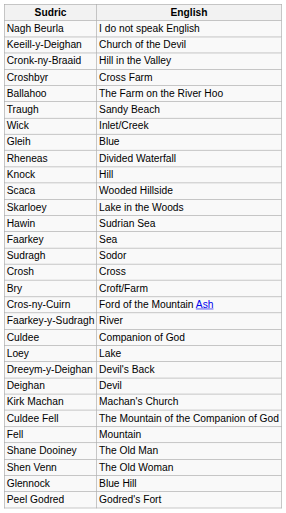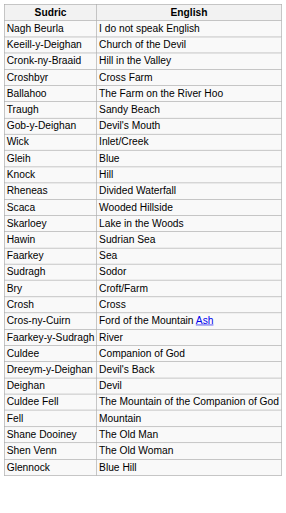+ row: (41, 126)
rows swapped: (21, 175) <-> (27, 158)
rows swapped: (20, 272) <-> (14, 288)
- row: (18, 353)
- row: (35, 402)
- row: (35, 499)
